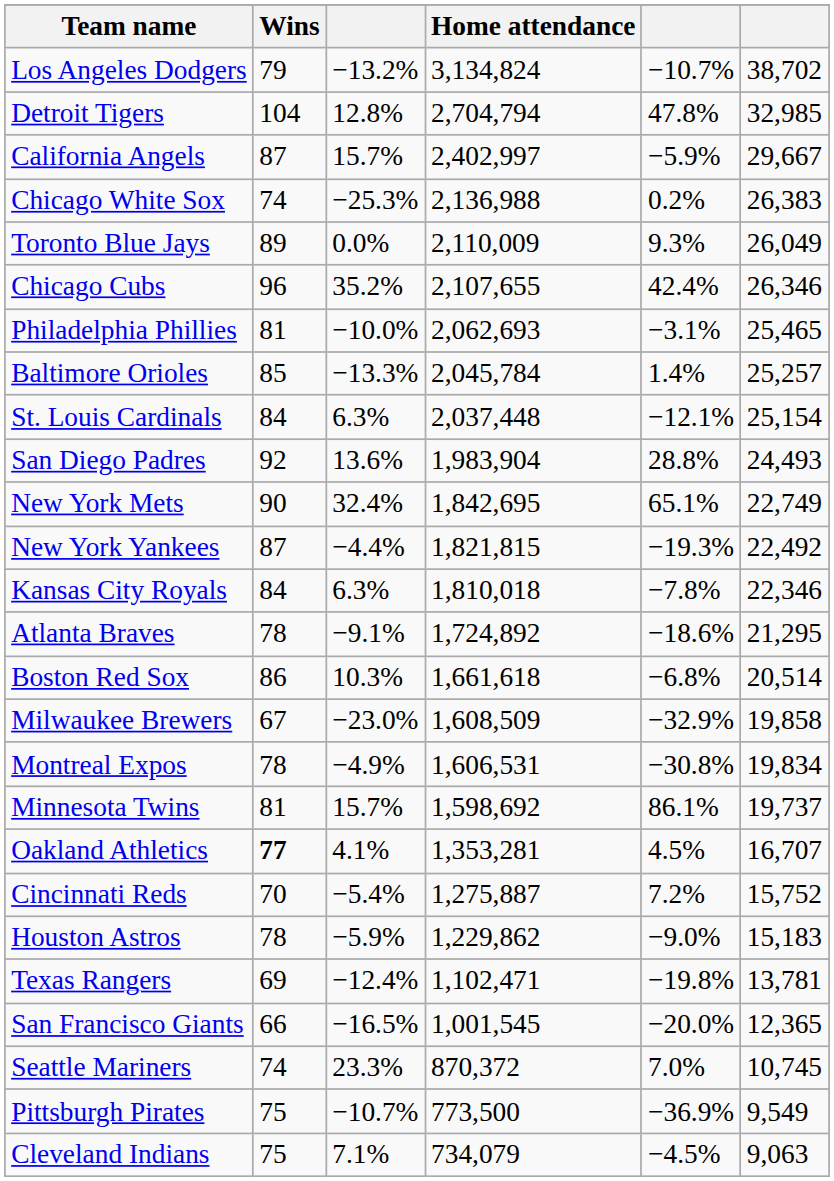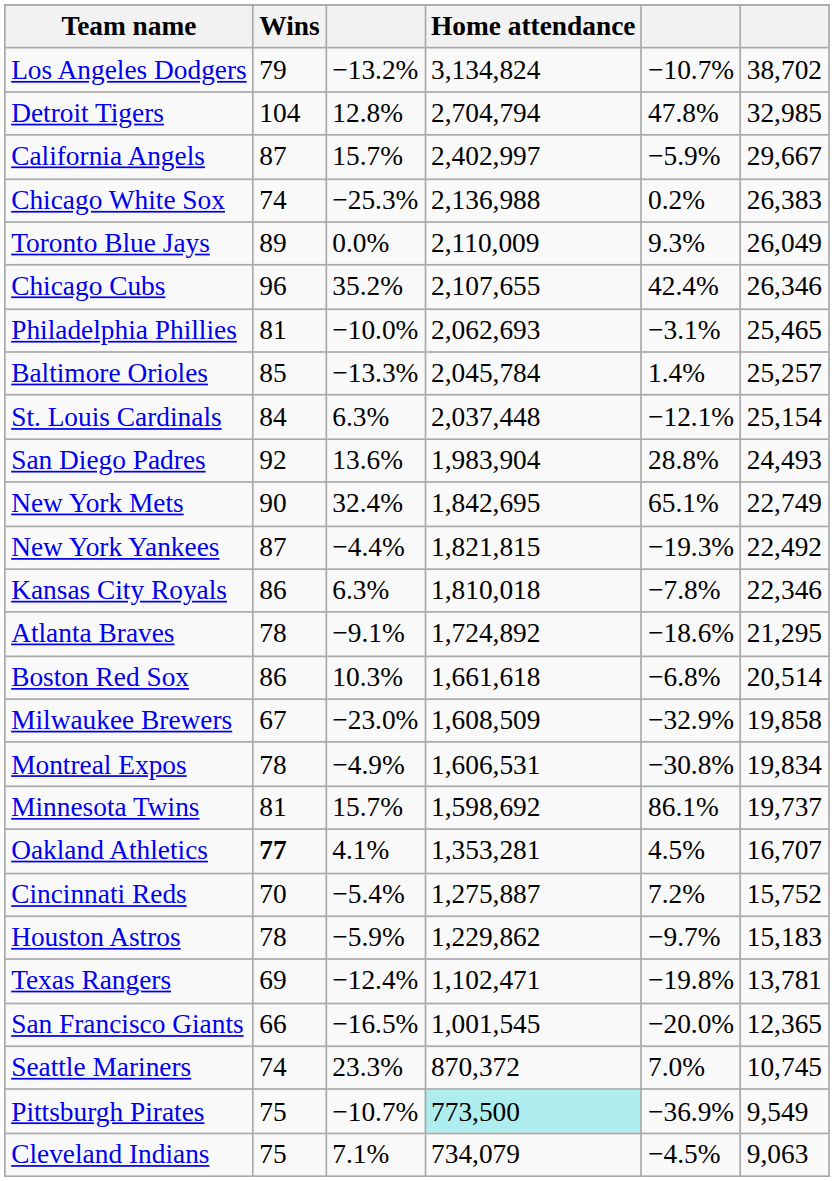(273, 590) 84 -> (273, 590) 86
(684, 937) −9.0% -> (684, 937) −9.7%
(475, 1110) no background -> (475, 1110) paleturquoise background
